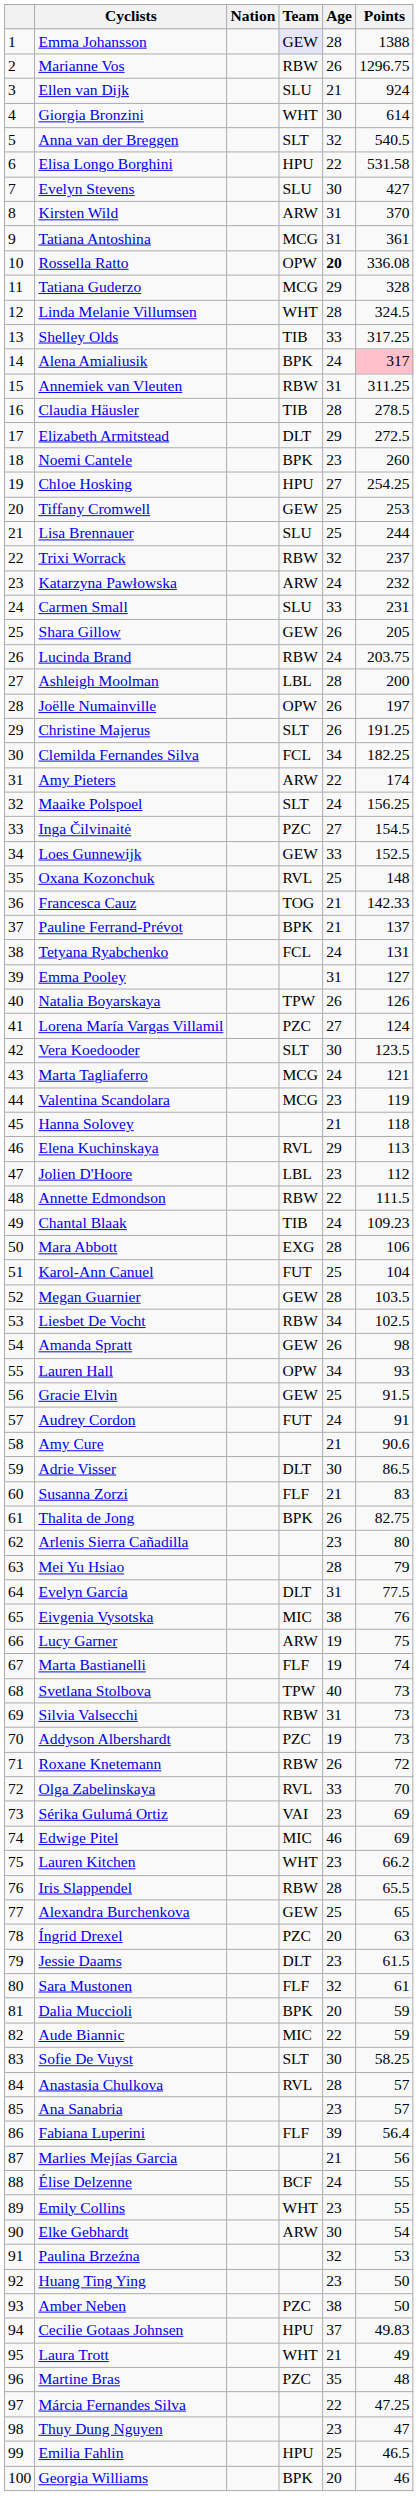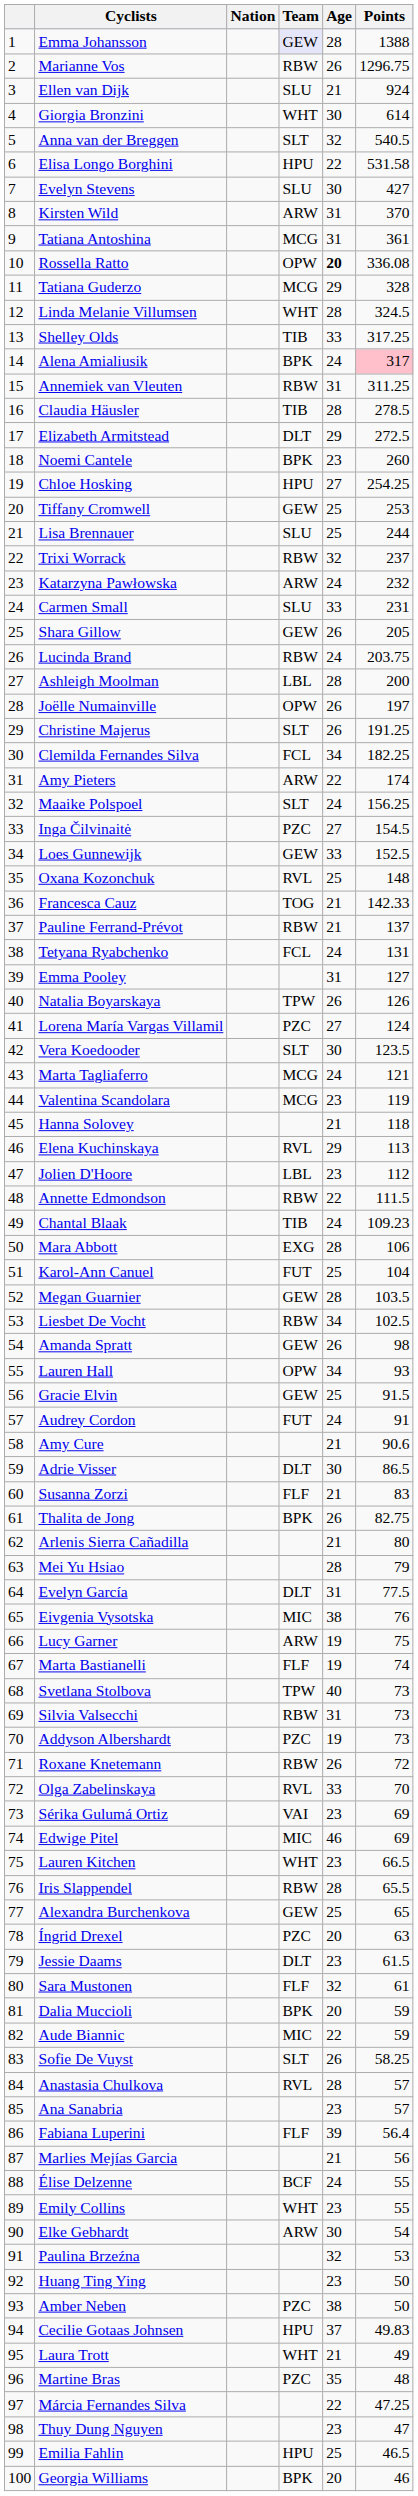(298, 927) BPK -> (300, 927) RBW
(334, 1542) 23 -> (334, 1542) 21
(396, 1862) 66.2 -> (396, 1862) 66.5
(334, 2059) 30 -> (334, 2059) 26
